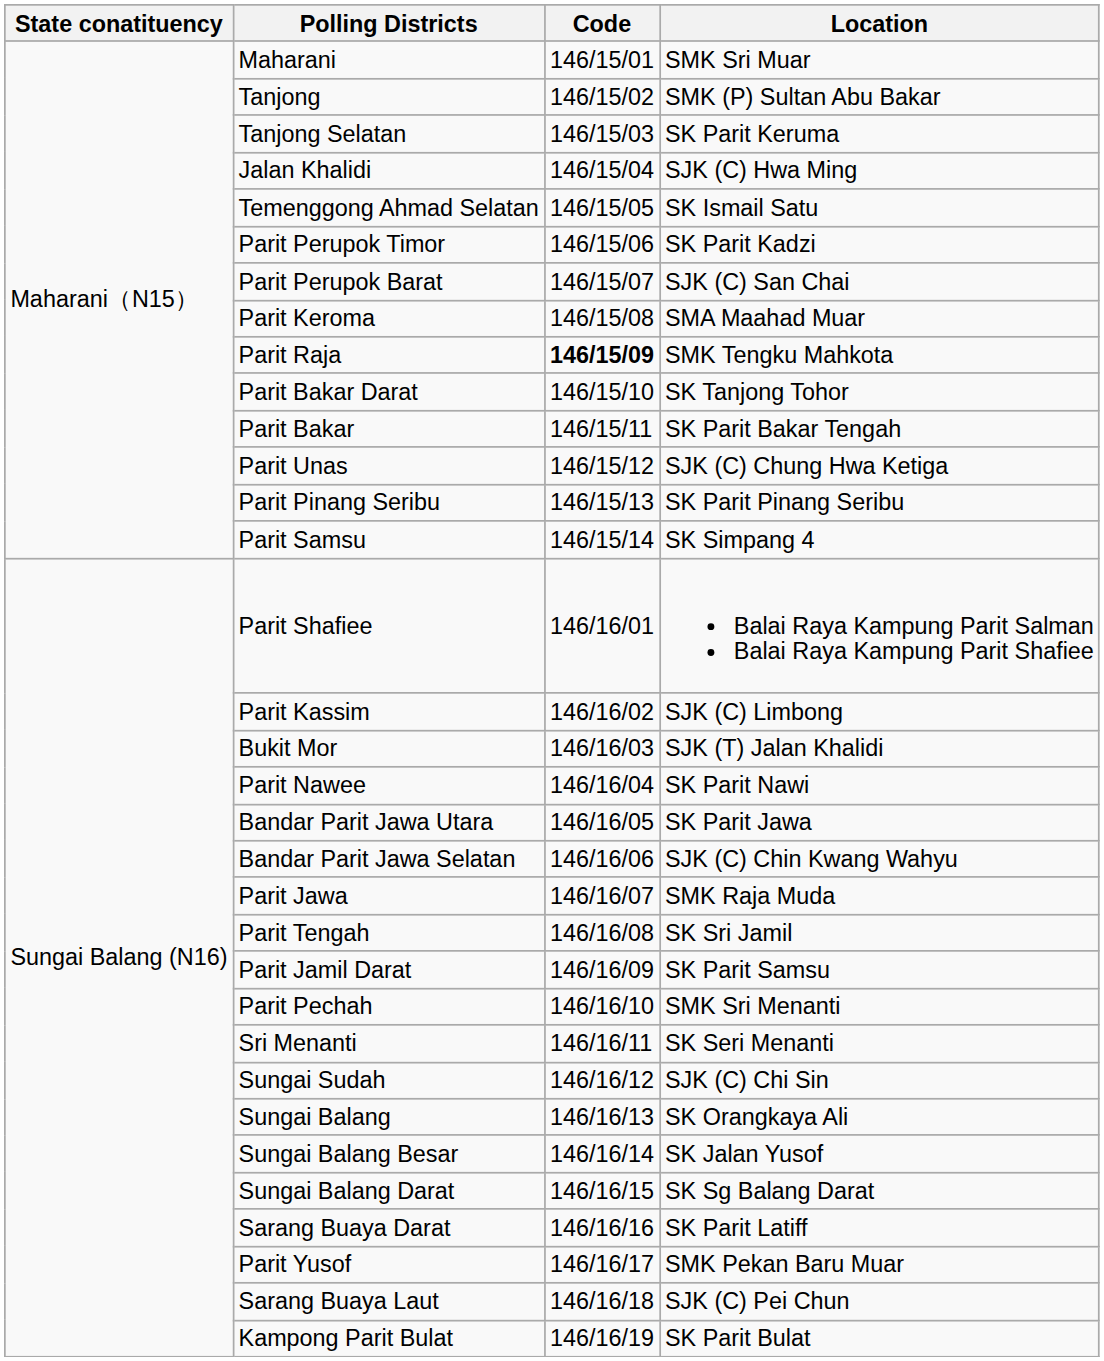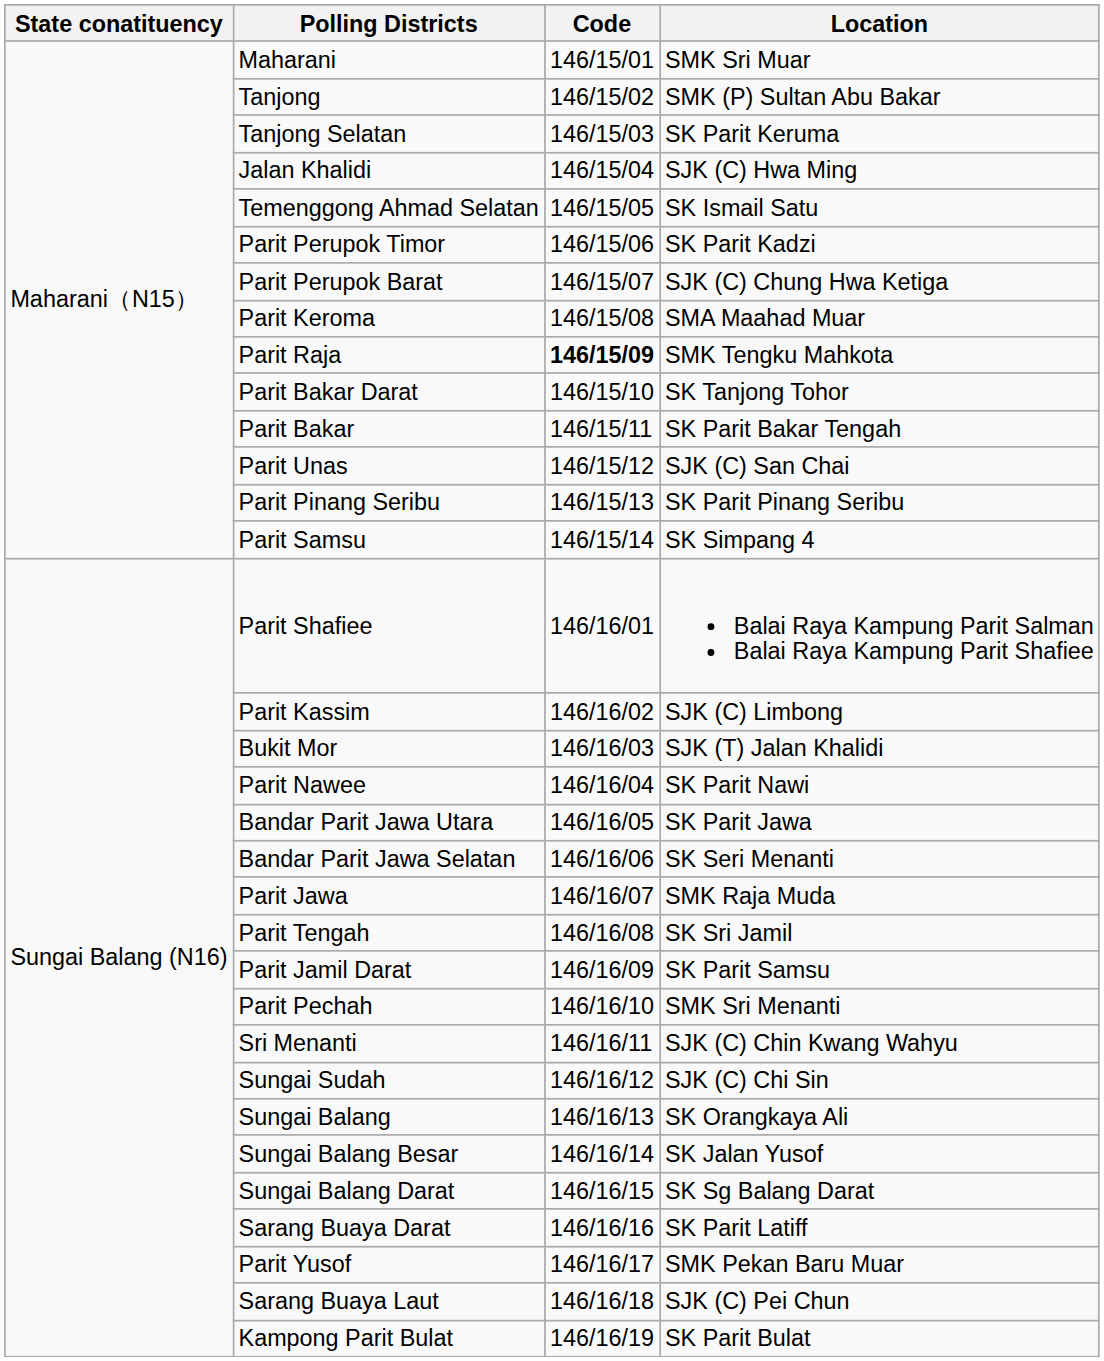(757, 281) SJK (C) San Chai -> (807, 281) SJK (C) Chung Hwa Ketiga
(807, 465) SJK (C) Chung Hwa Ketiga -> (757, 465) SJK (C) San Chai
(811, 859) SJK (C) Chin Kwang Wahyu -> (749, 859) SK Seri Menanti
(749, 1043) SK Seri Menanti -> (811, 1043) SJK (C) Chin Kwang Wahyu
